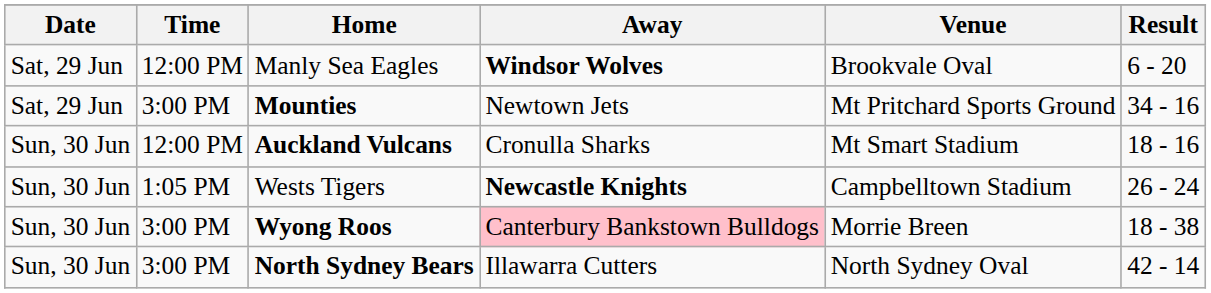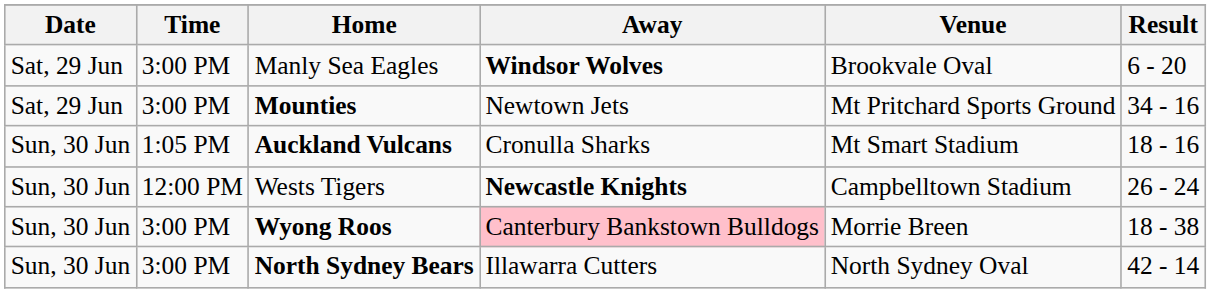(192, 65) 12:00 PM -> (186, 65) 3:00 PM
(192, 145) 12:00 PM -> (186, 145) 1:05 PM
(186, 186) 1:05 PM -> (192, 186) 12:00 PM
